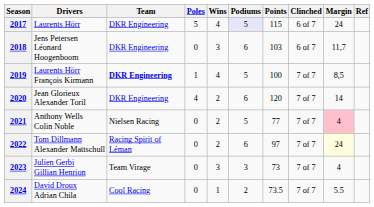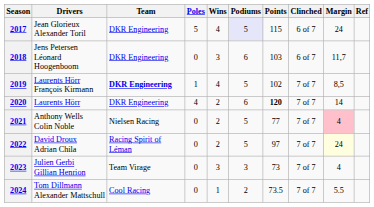(57, 24) Laurents Hörr -> (60, 29) Jean Glorieux Alexander Toril
(276, 75) 100 -> (276, 84) 102
(60, 98) Jean Glorieux Alexander Toril -> (57, 103) Laurents Hörr
(276, 98) normal -> (276, 103) bold
(70, 144) Tom Dillmann Alexander Mattschull -> (56, 144) David Droux Adrian Chila
(246, 144) 6 -> (246, 144) 5
(56, 190) David Droux Adrian Chila -> (70, 190) Tom Dillmann Alexander Mattschull
